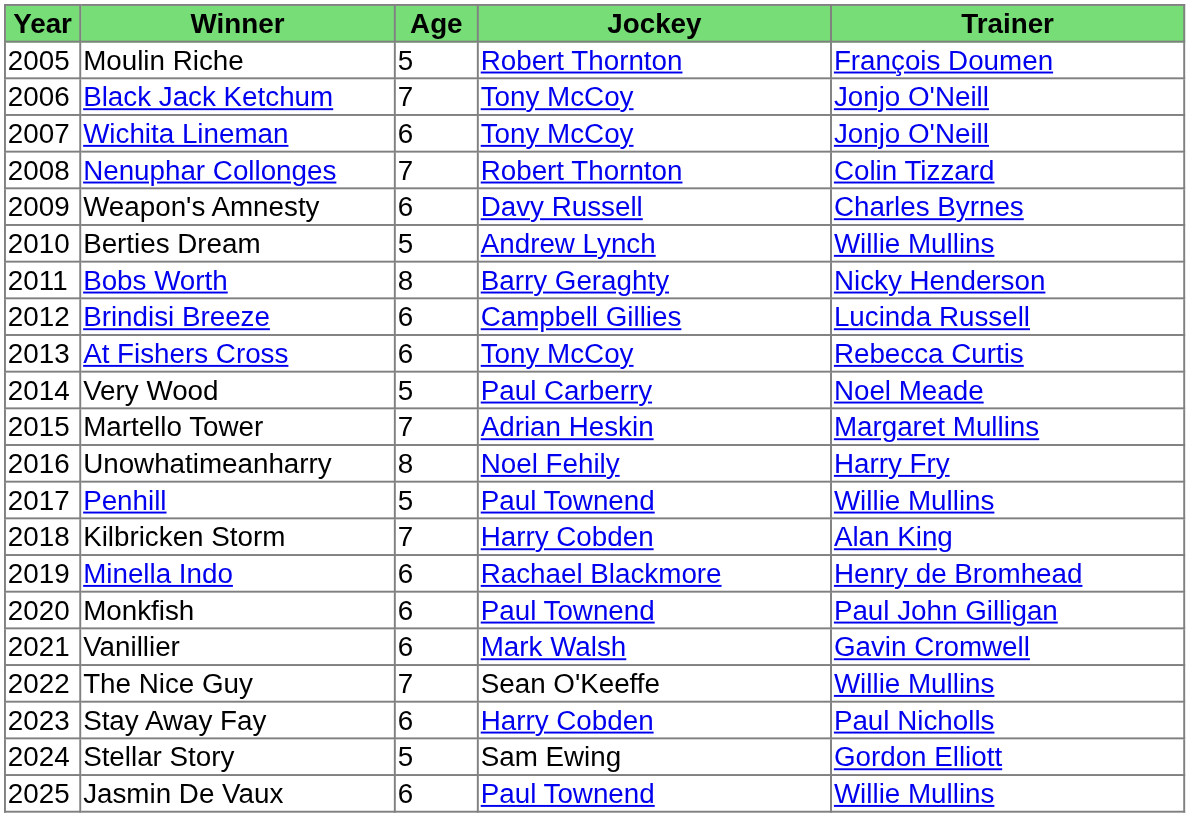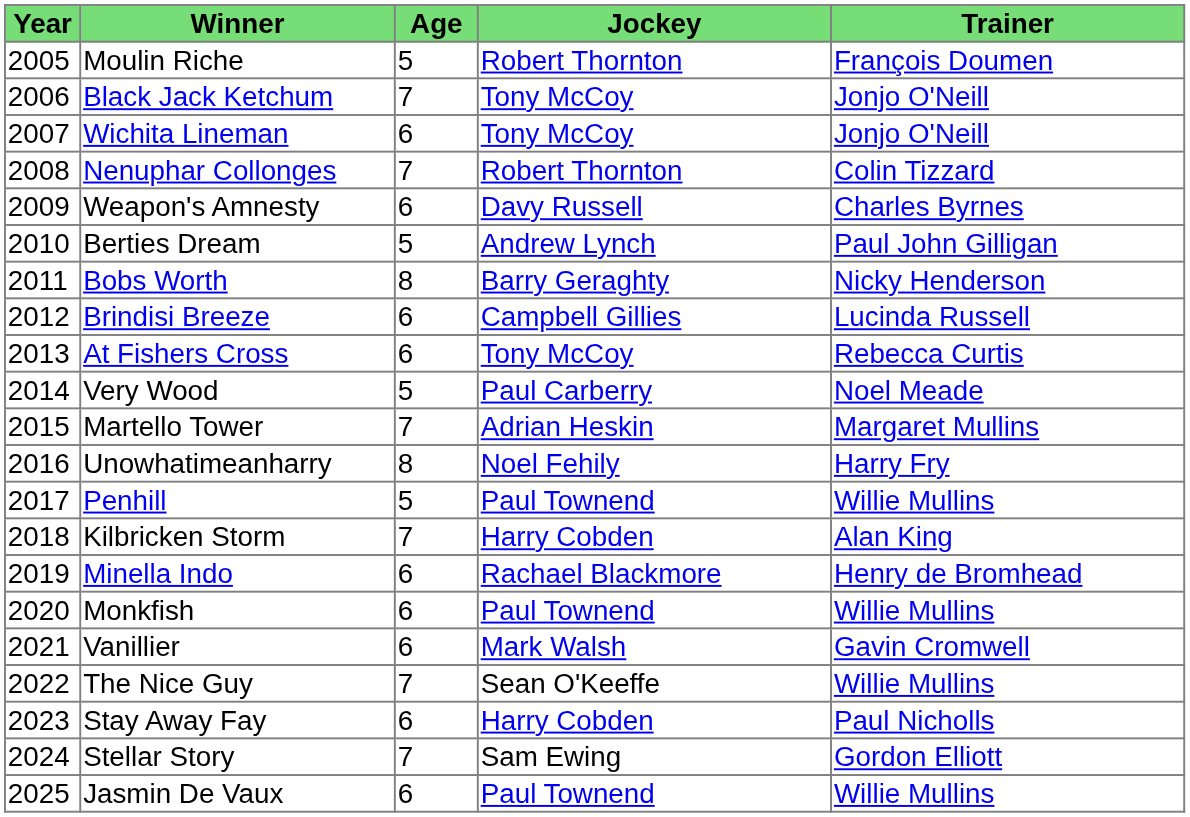(914, 243) Willie Mullins -> (946, 243) Paul John Gilligan
(946, 610) Paul John Gilligan -> (914, 610) Willie Mullins
(405, 757) 5 -> (405, 757) 7
